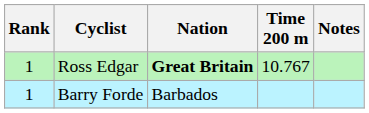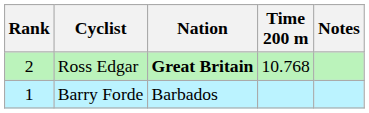(29, 66) 1 -> (29, 66) 2
(286, 66) 10.767 -> (286, 66) 10.768
